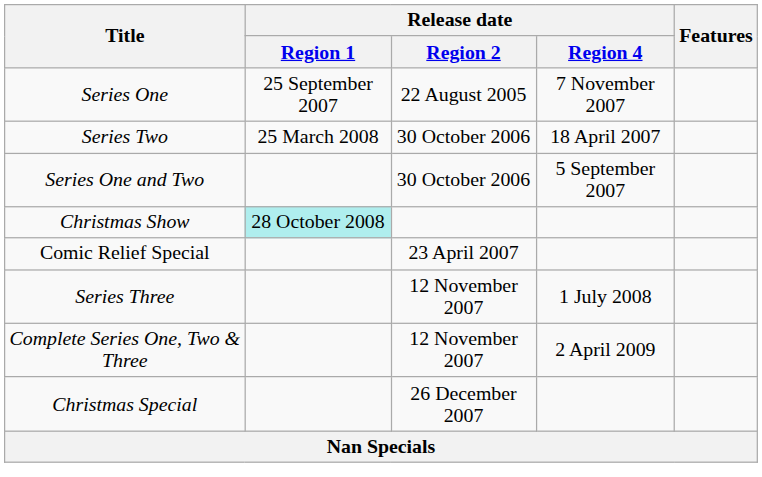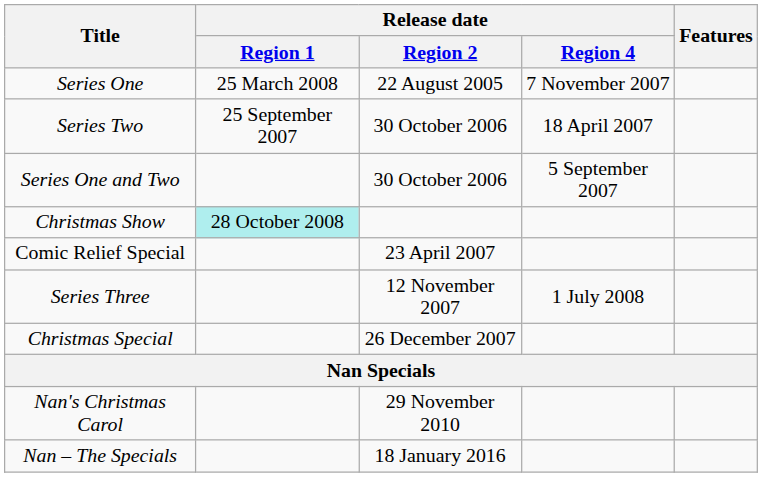(318, 94) 25 September 2007 -> (277, 83) 25 March 2008
(318, 136) 25 March 2008 -> (277, 125) 25 September 2007
- row: (125, 350)
+ row: (100, 413)
+ row: (100, 455)
